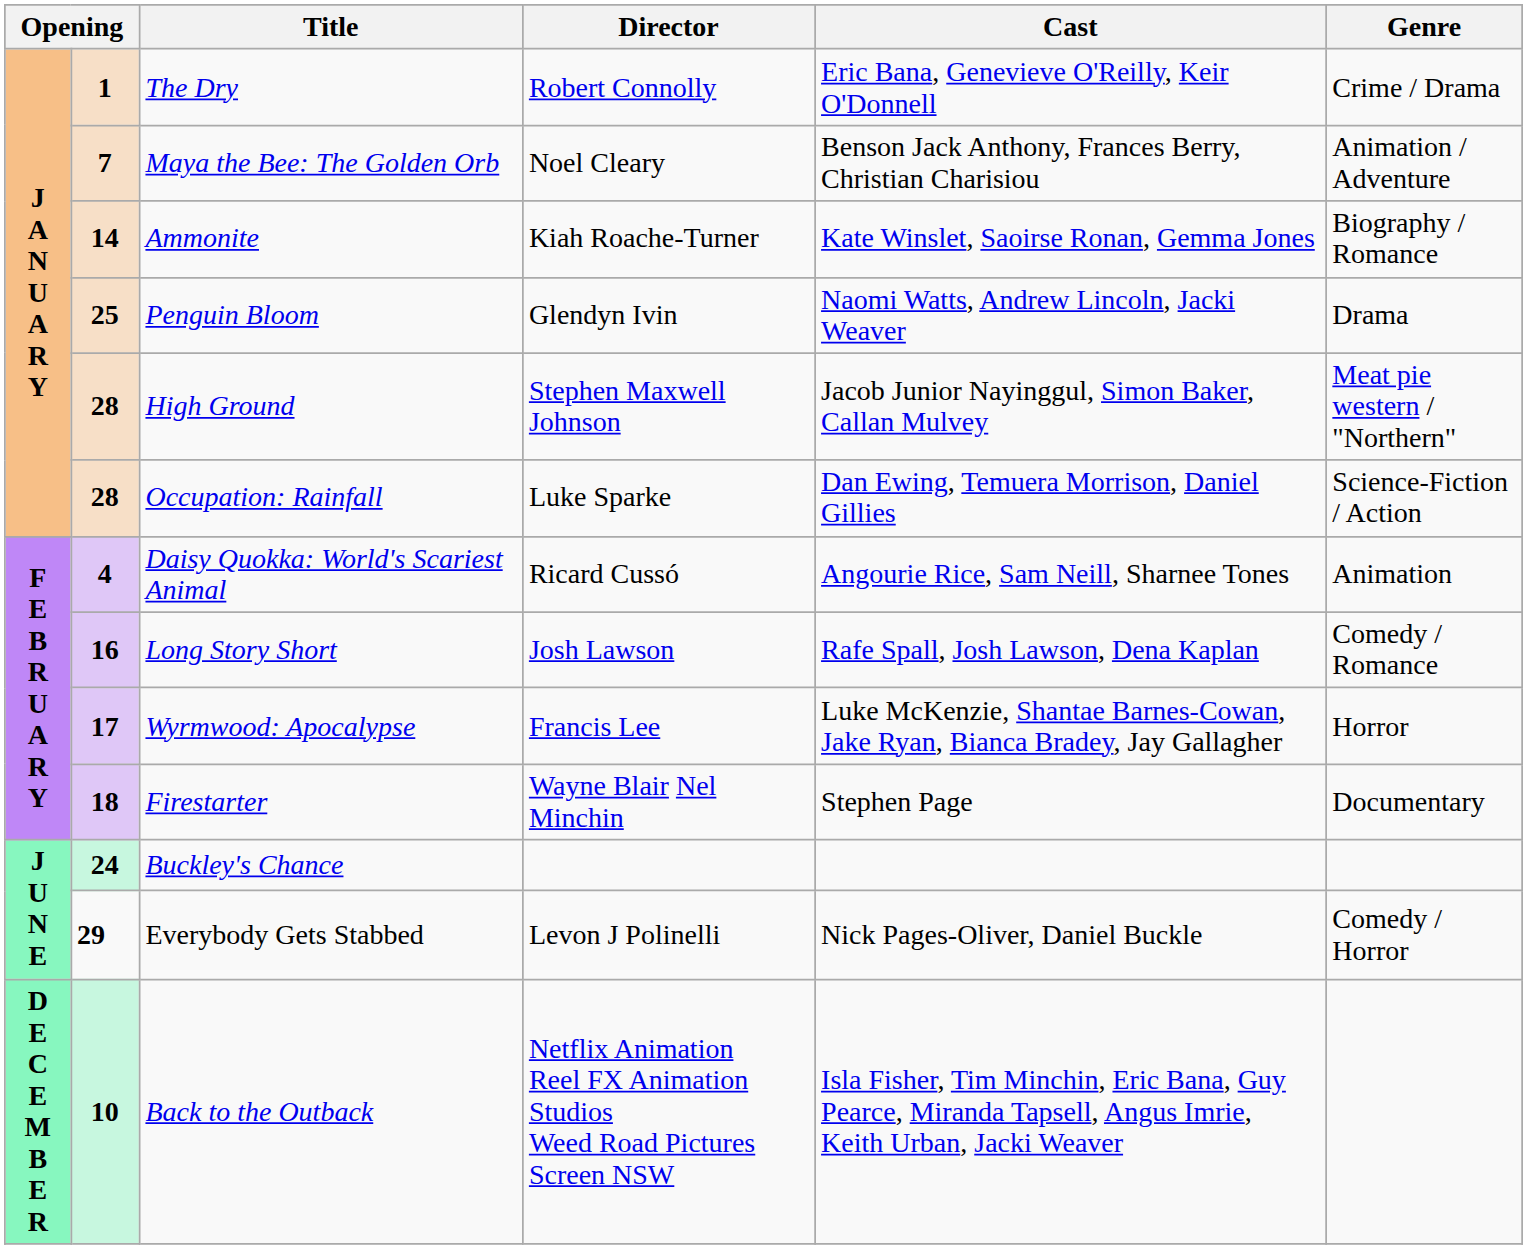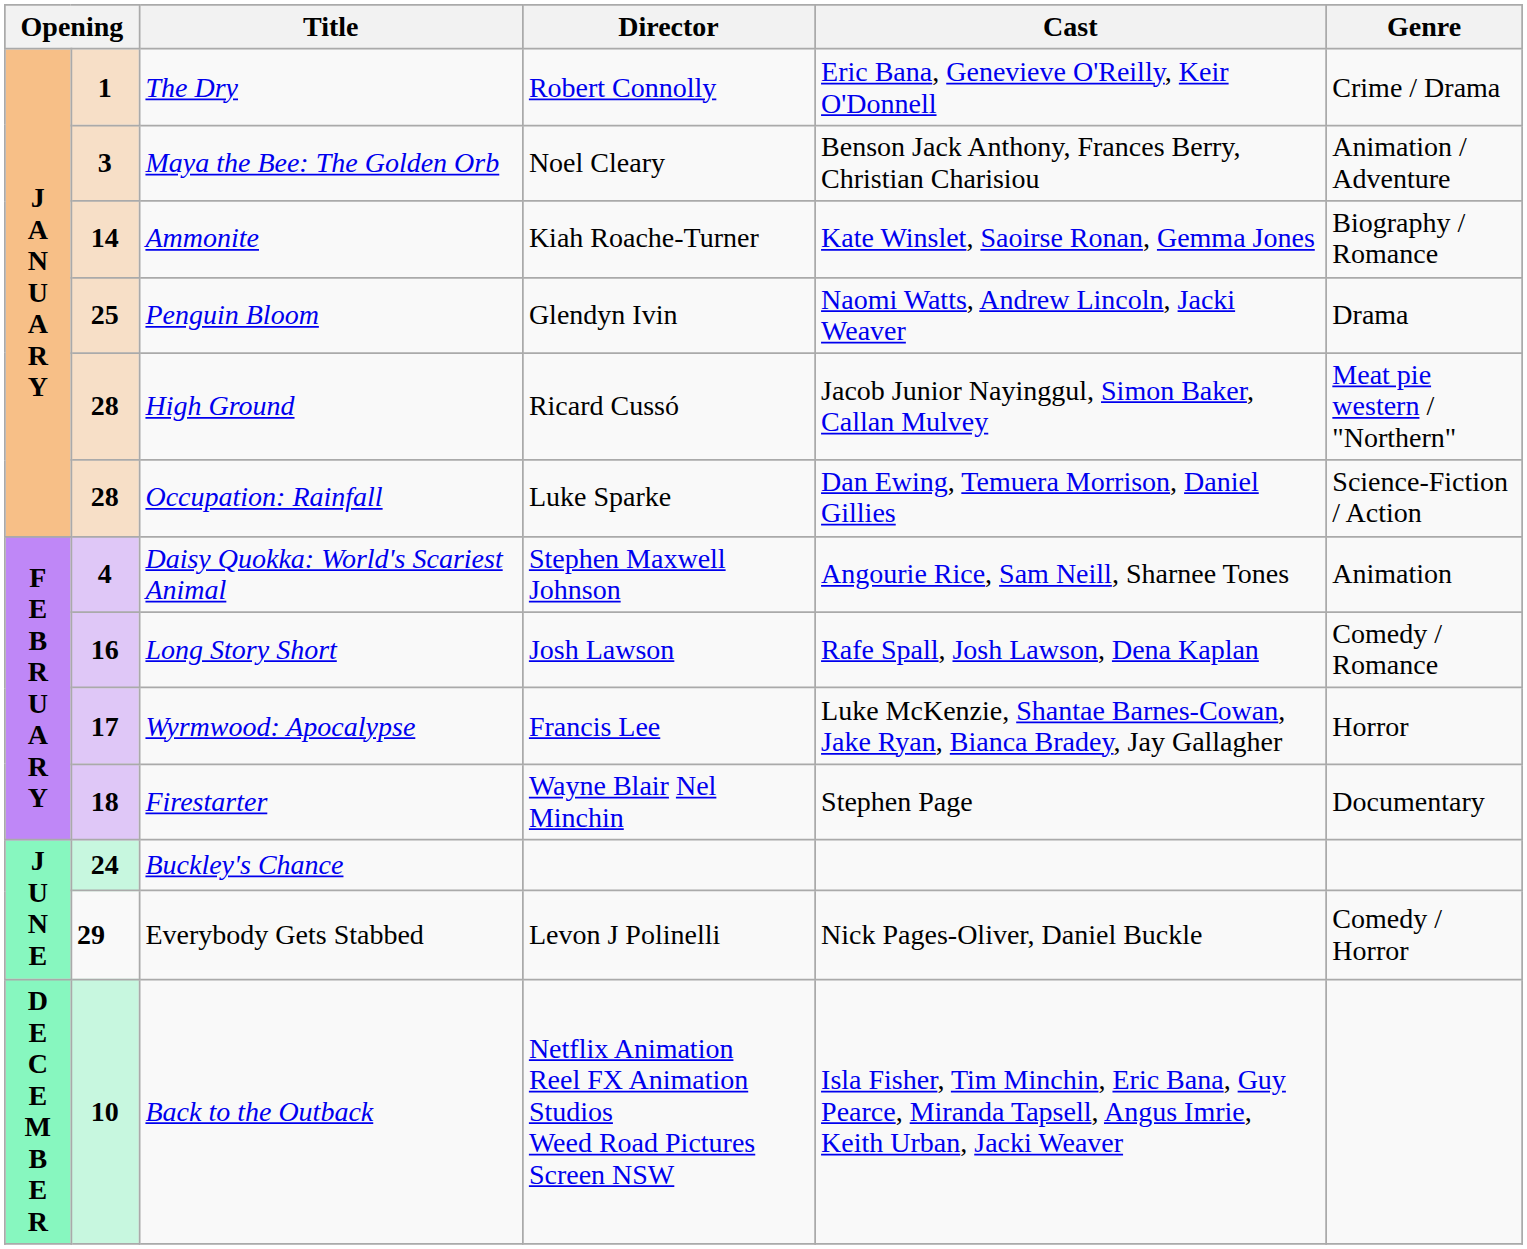(105, 162) 7 -> (105, 162) 3
(627, 406) Stephen Maxwell Johnson -> (604, 406) Ricard Cussó
(604, 573) Ricard Cussó -> (627, 573) Stephen Maxwell Johnson
